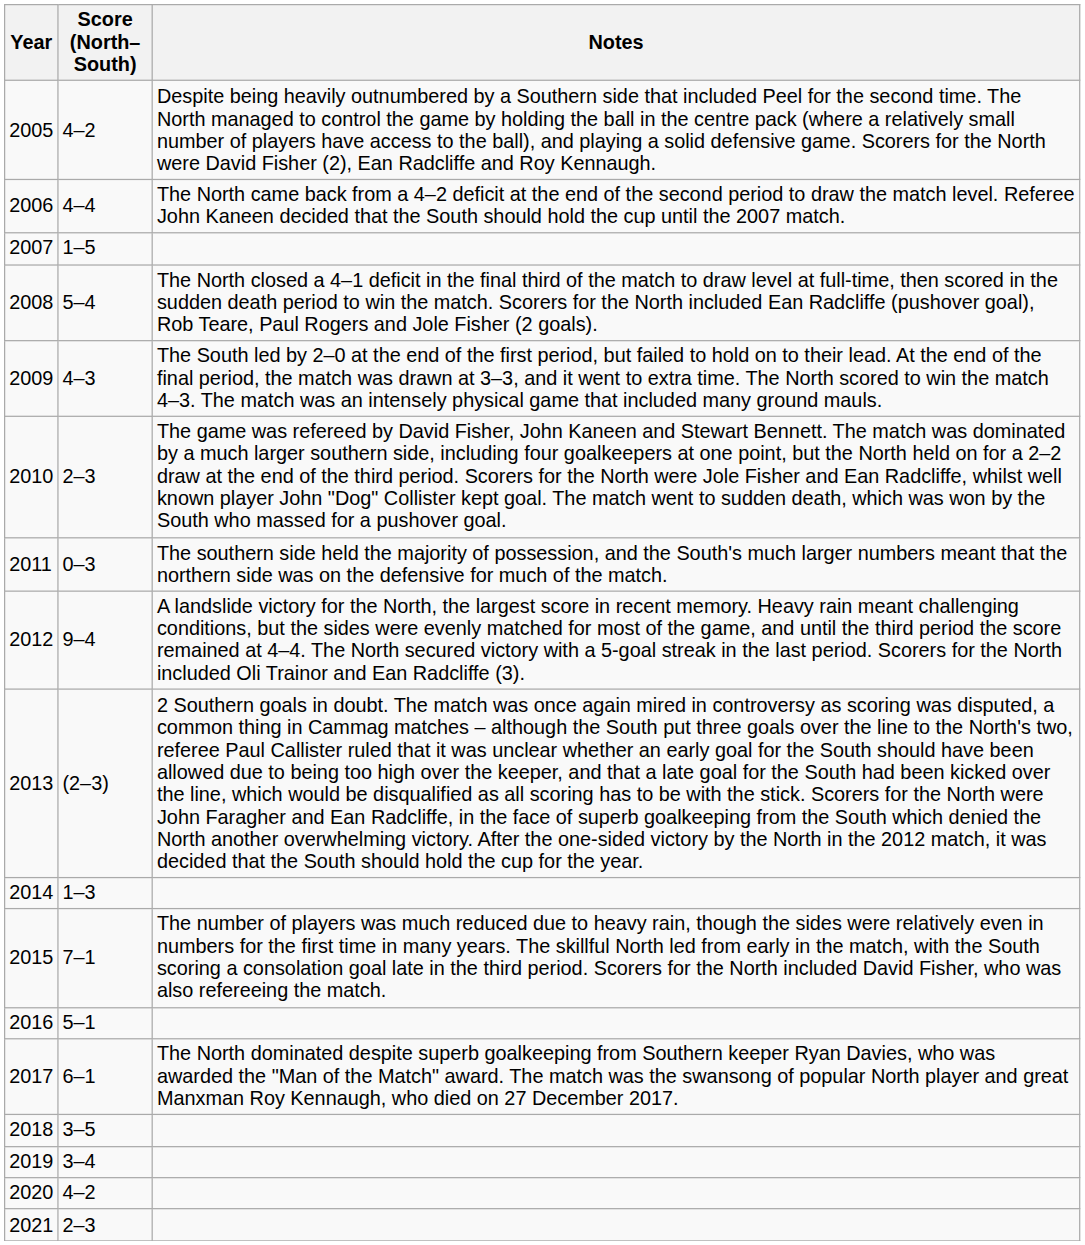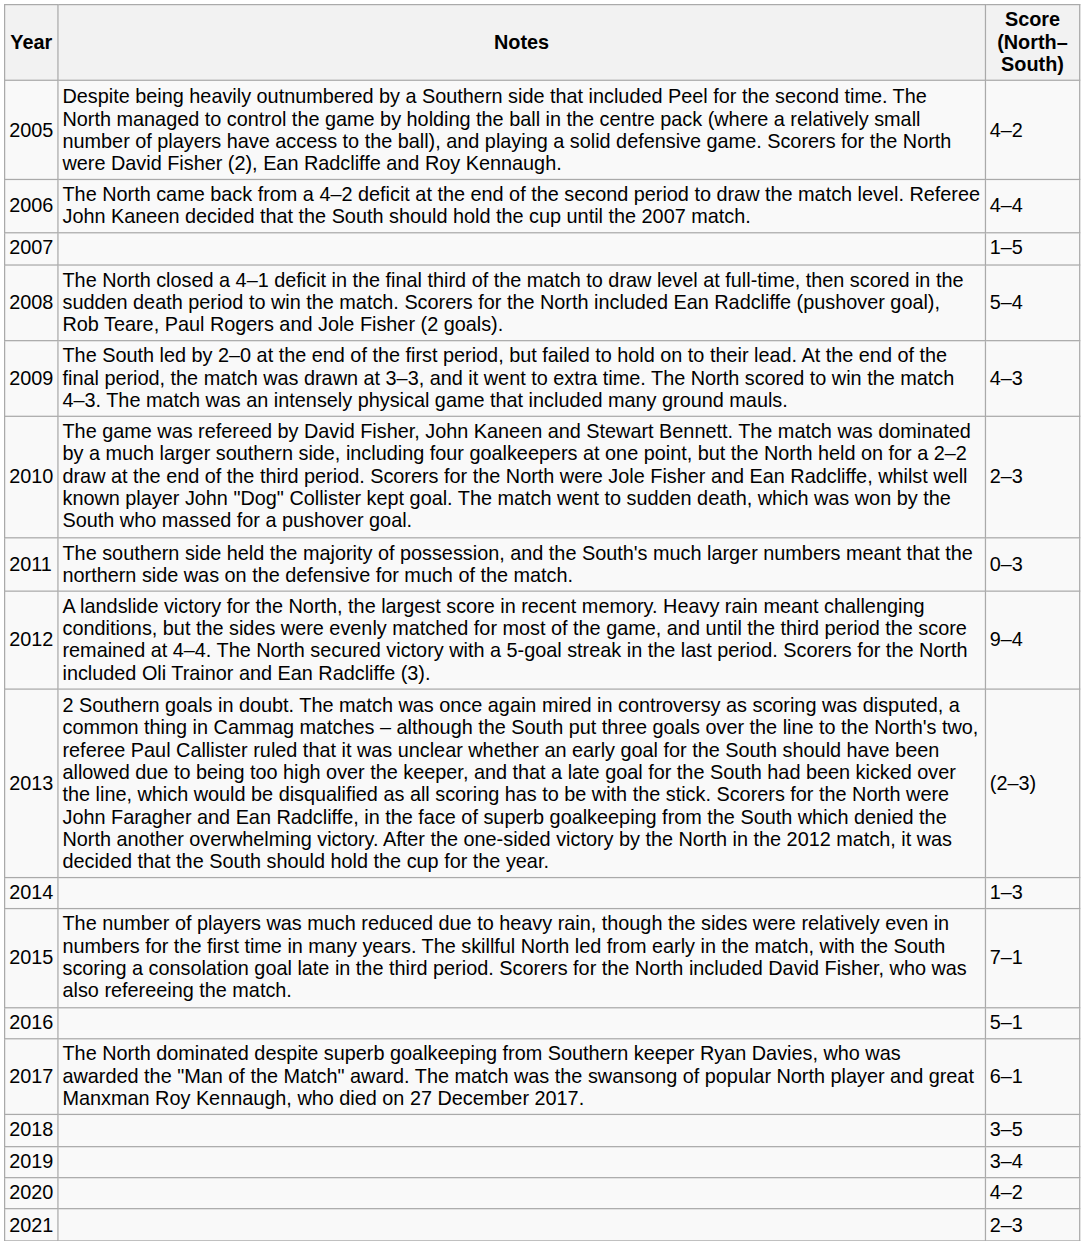columns swapped: (105, 42) <-> (616, 42)
